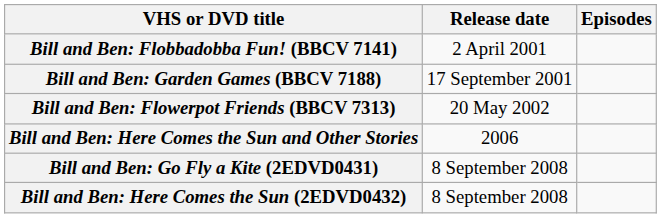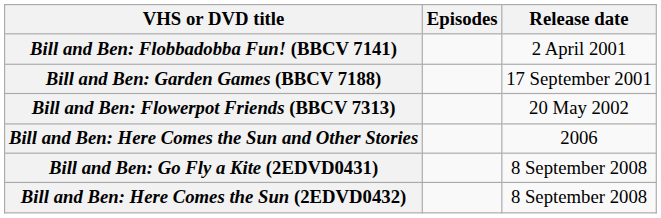columns swapped: (500, 19) <-> (616, 19)
